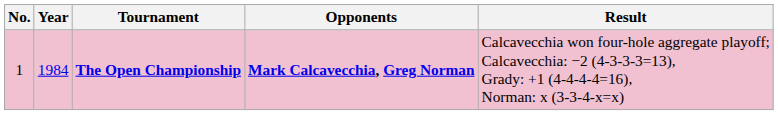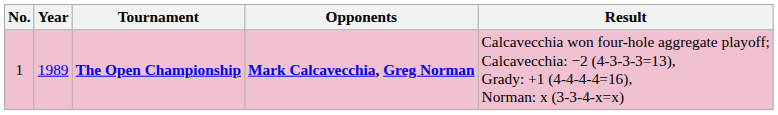(53, 69) 1984 -> (53, 69) 1989
